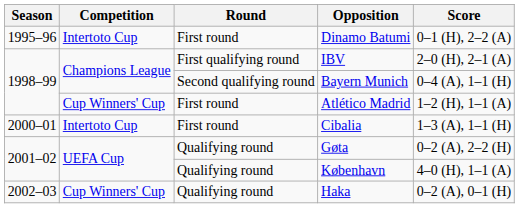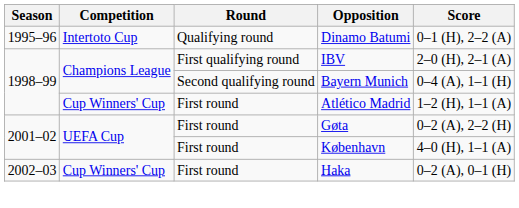(208, 37) First round -> (225, 37) Qualifying round
- row: (341, 125)
(225, 147) Qualifying round -> (208, 125) First round
(225, 170) Qualifying round -> (208, 147) First round
(225, 192) Qualifying round -> (208, 170) First round
